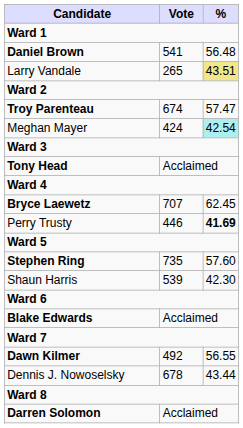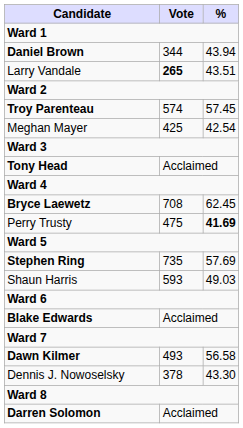(173, 52) 541 -> (173, 52) 344
(221, 52) 56.48 -> (221, 52) 43.94
(173, 71) normal -> (173, 71) bold
(221, 71) khaki background -> (221, 71) no background
(173, 109) 674 -> (173, 109) 574
(221, 109) 57.47 -> (221, 109) 57.45
(173, 128) 424 -> (173, 128) 425
(221, 128) paleturquoise background -> (221, 128) no background
(173, 204) 707 -> (173, 204) 708
(173, 223) 446 -> (173, 223) 475
(221, 261) 57.60 -> (221, 261) 57.69
(173, 280) 539 -> (173, 280) 593
(221, 280) 42.30 -> (221, 280) 49.03
(173, 356) 492 -> (173, 356) 493
(221, 356) 56.55 -> (221, 356) 56.58
(173, 375) 678 -> (173, 375) 378
(221, 375) 43.44 -> (221, 375) 43.30
